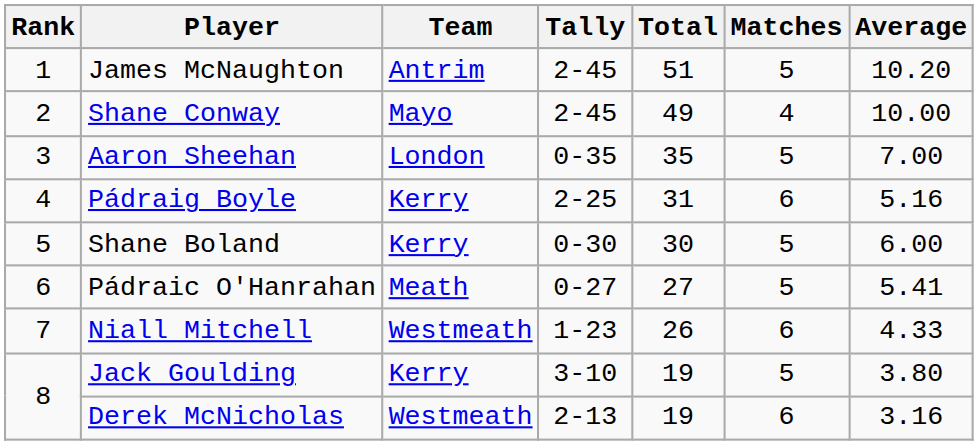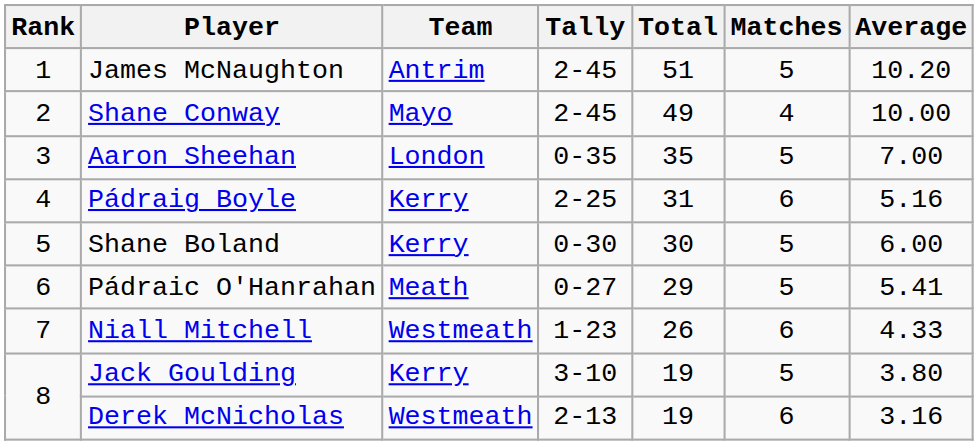(678, 287) 27 -> (678, 287) 29
